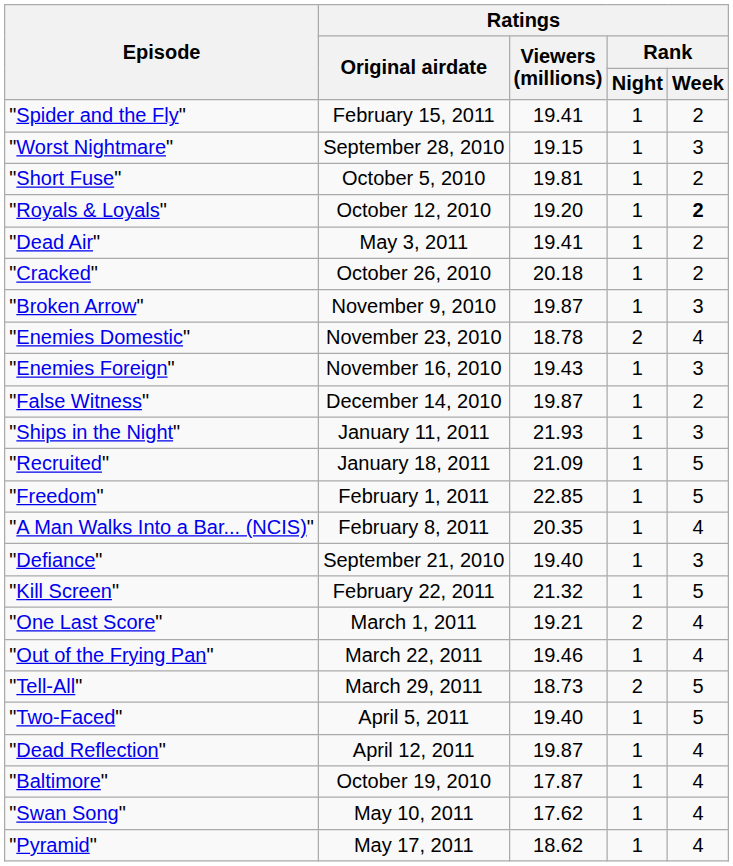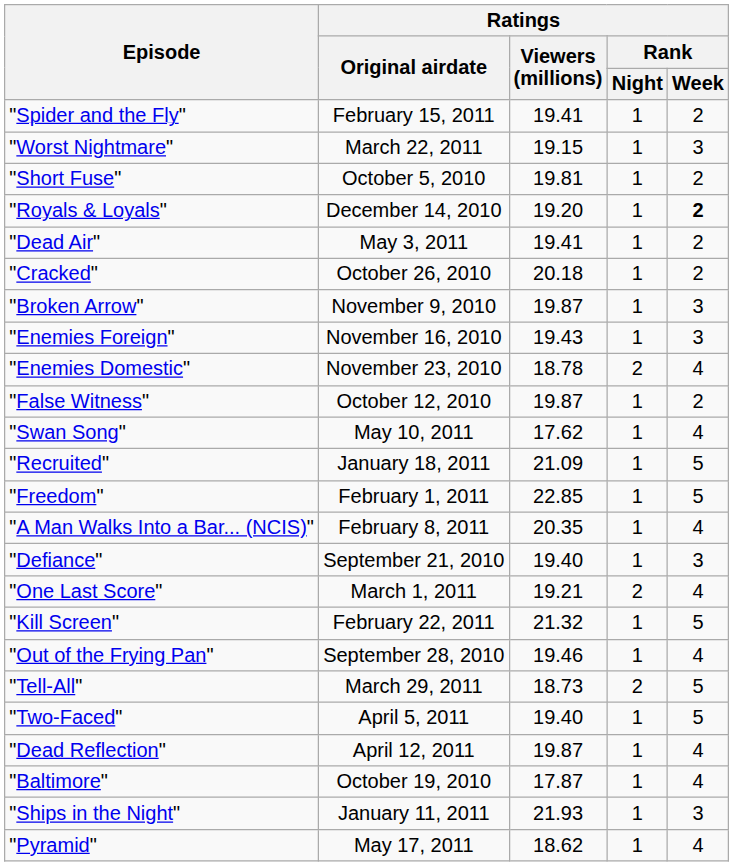(414, 147) September 28, 2010 -> (414, 147) March 22, 2011
(414, 210) October 12, 2010 -> (414, 210) December 14, 2010
rows swapped: (92, 369) <-> (100, 337)
(414, 400) December 14, 2010 -> (414, 400) October 12, 2010
rows swapped: (95, 432) <-> (67, 813)
rows swapped: (64, 591) <-> (86, 623)
(414, 654) March 22, 2011 -> (414, 654) September 28, 2010
